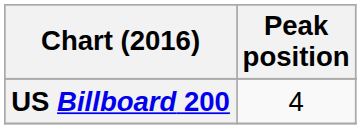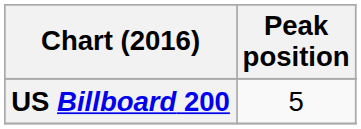(296, 100) 4 -> (296, 100) 5
